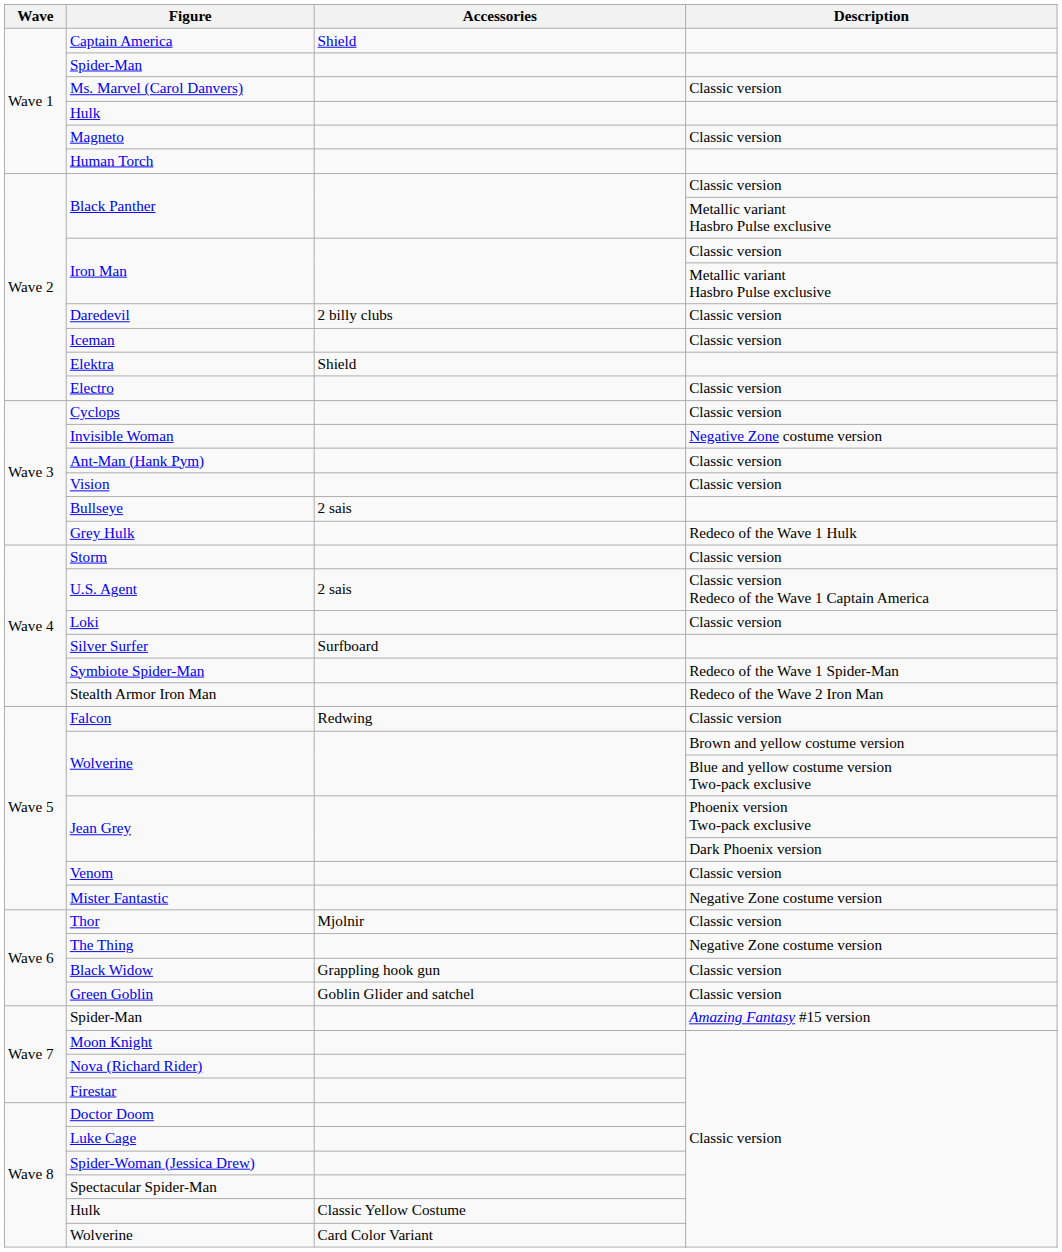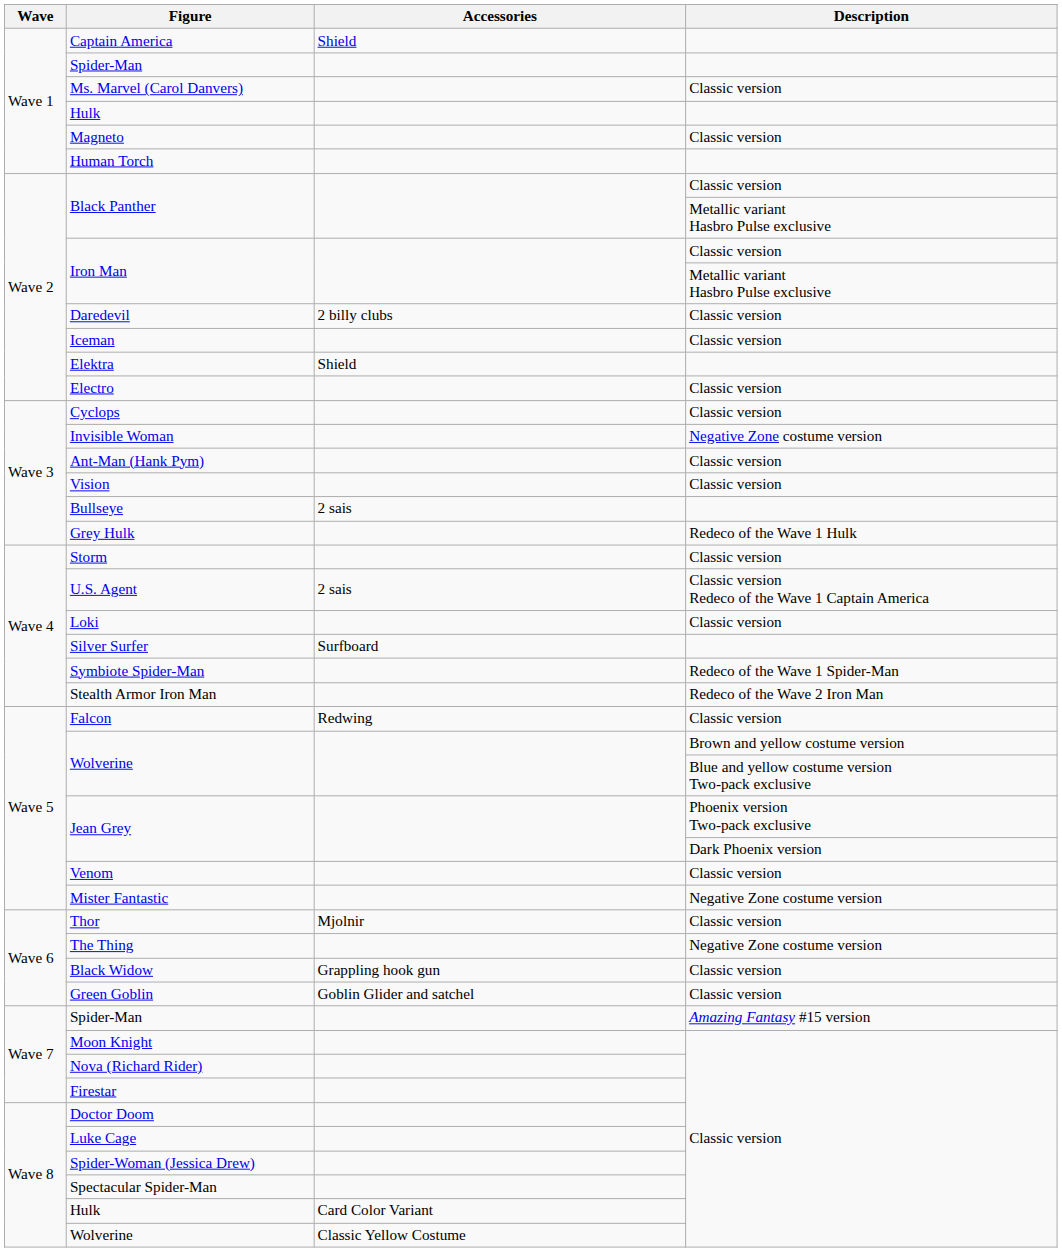(392, 1210) Classic Yellow Costume -> (375, 1210) Card Color Variant
(375, 1235) Card Color Variant -> (392, 1235) Classic Yellow Costume
